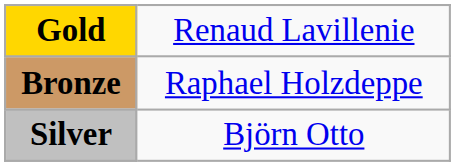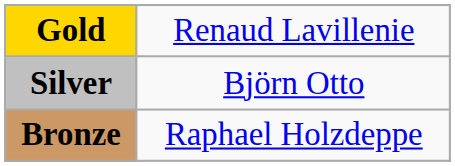rows swapped: (71, 134) <-> (71, 82)
